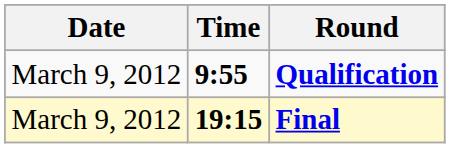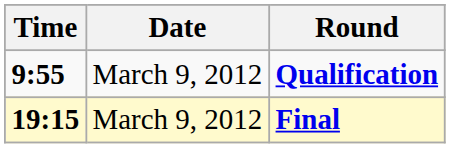columns swapped: (96, 27) <-> (228, 27)
